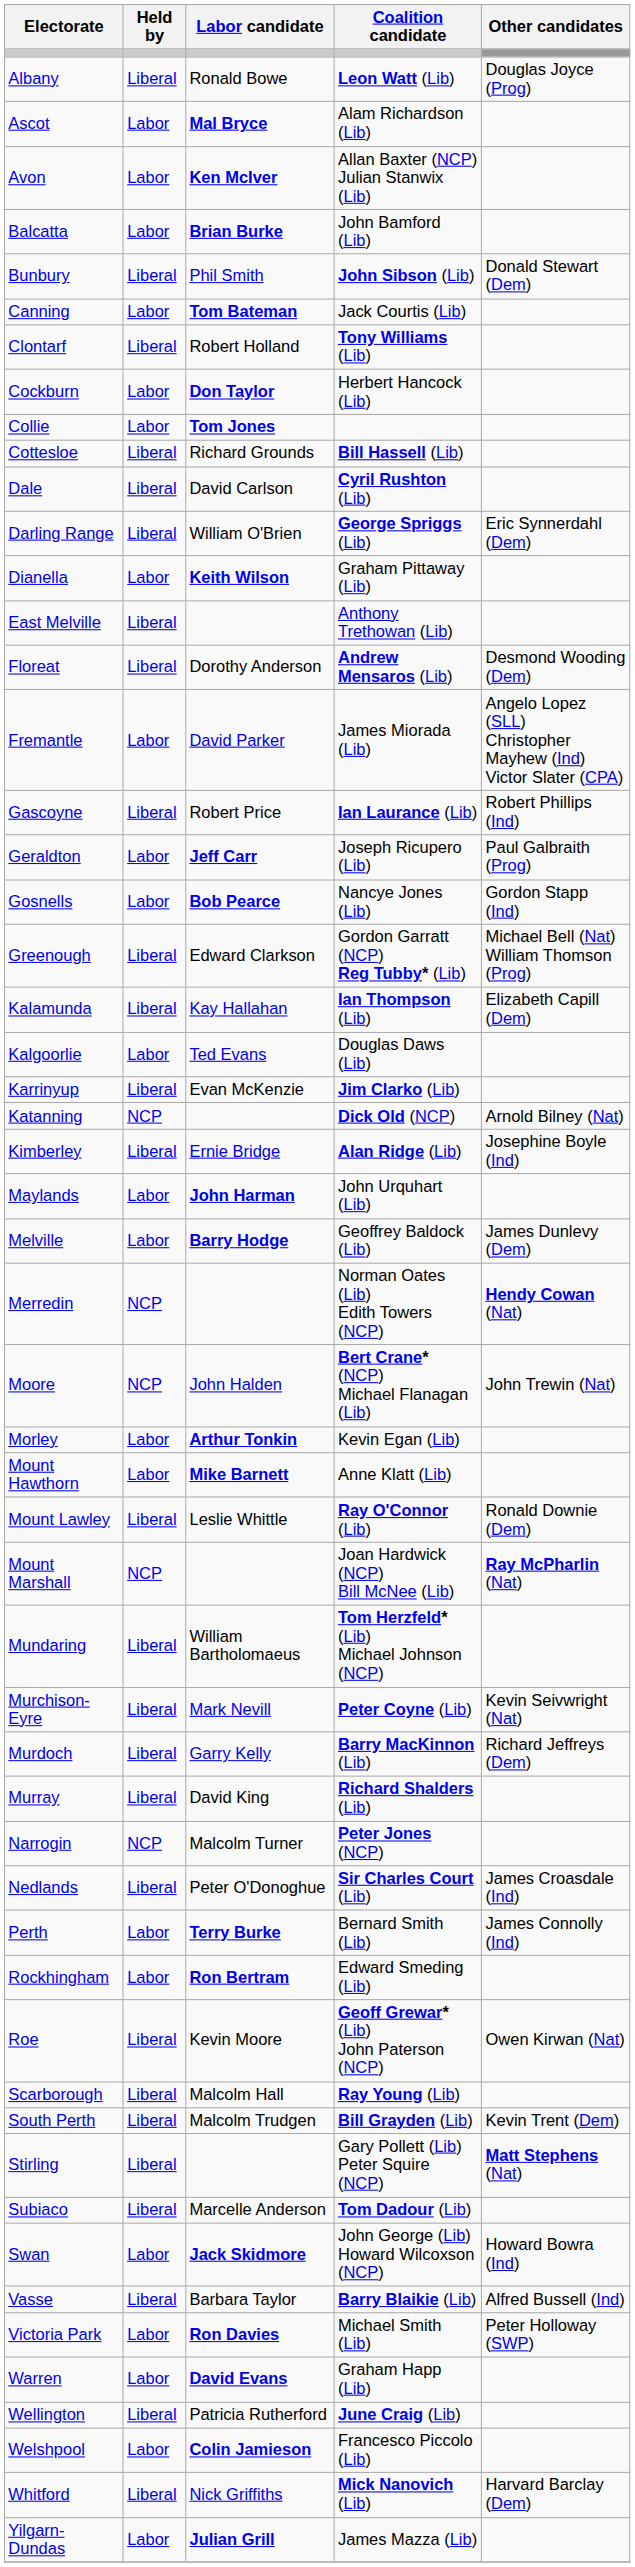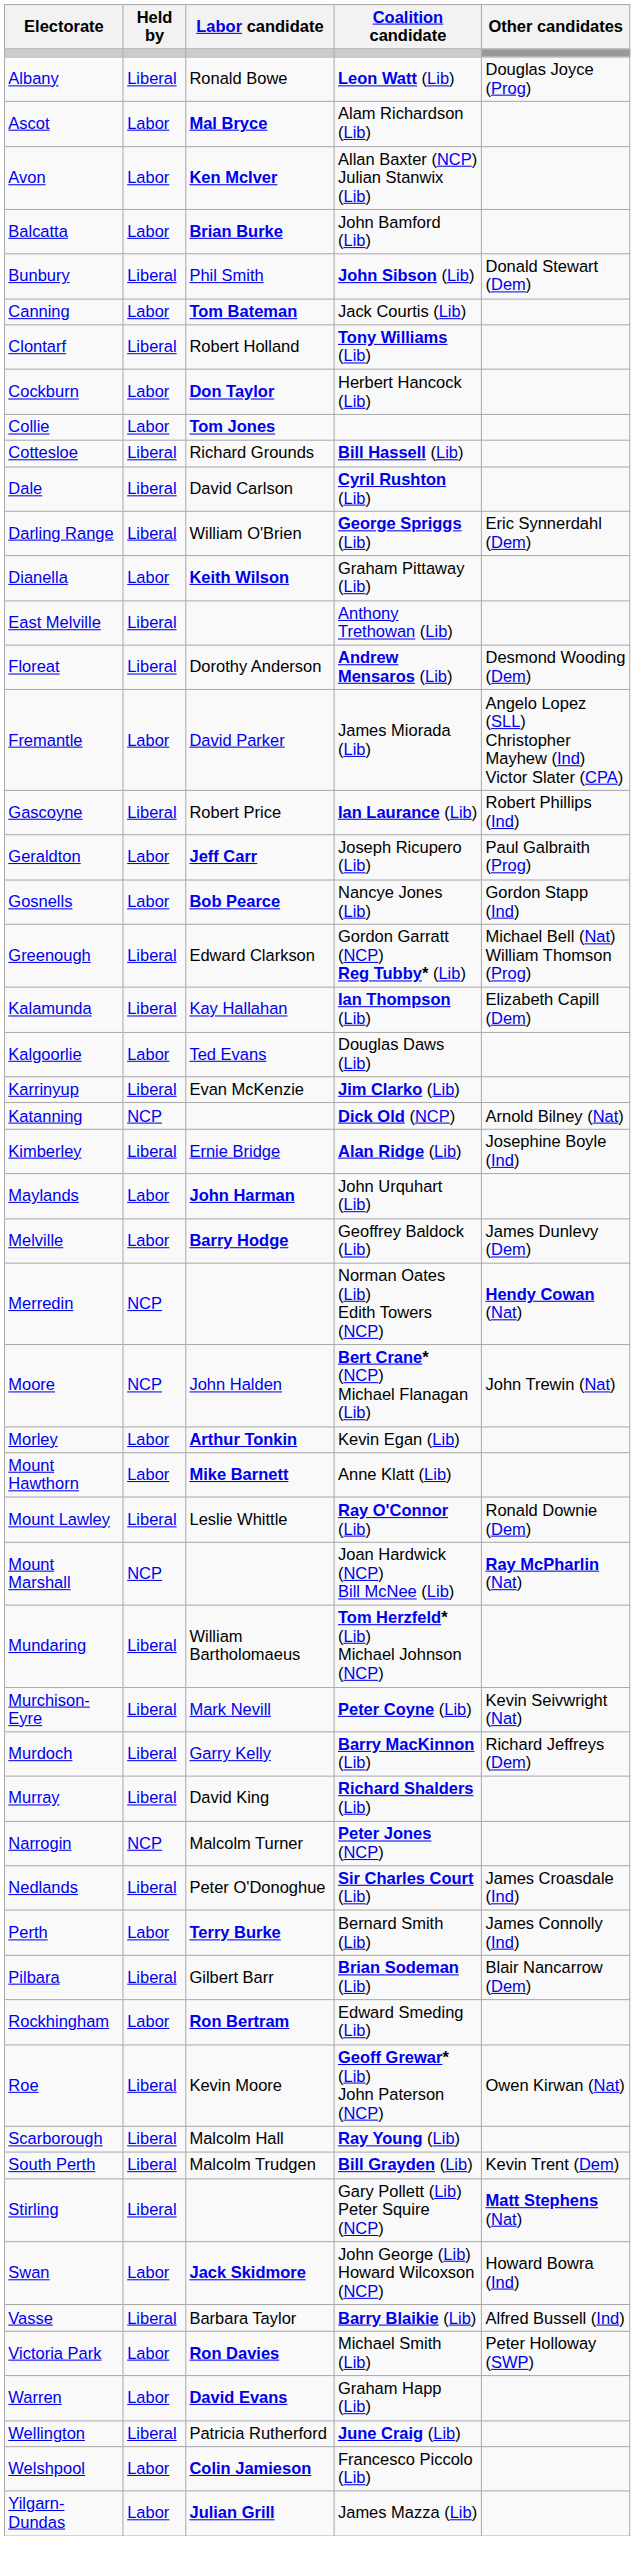+ row: (34, 1977)
- row: (38, 2210)
- row: (39, 2494)
